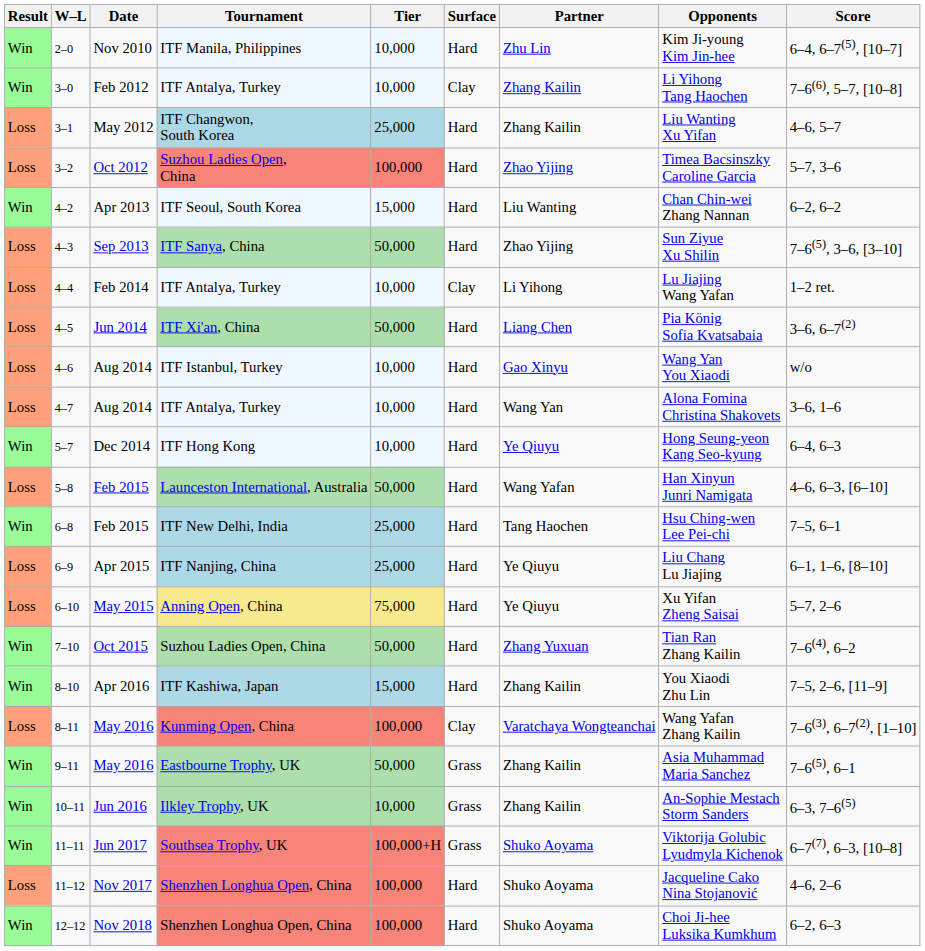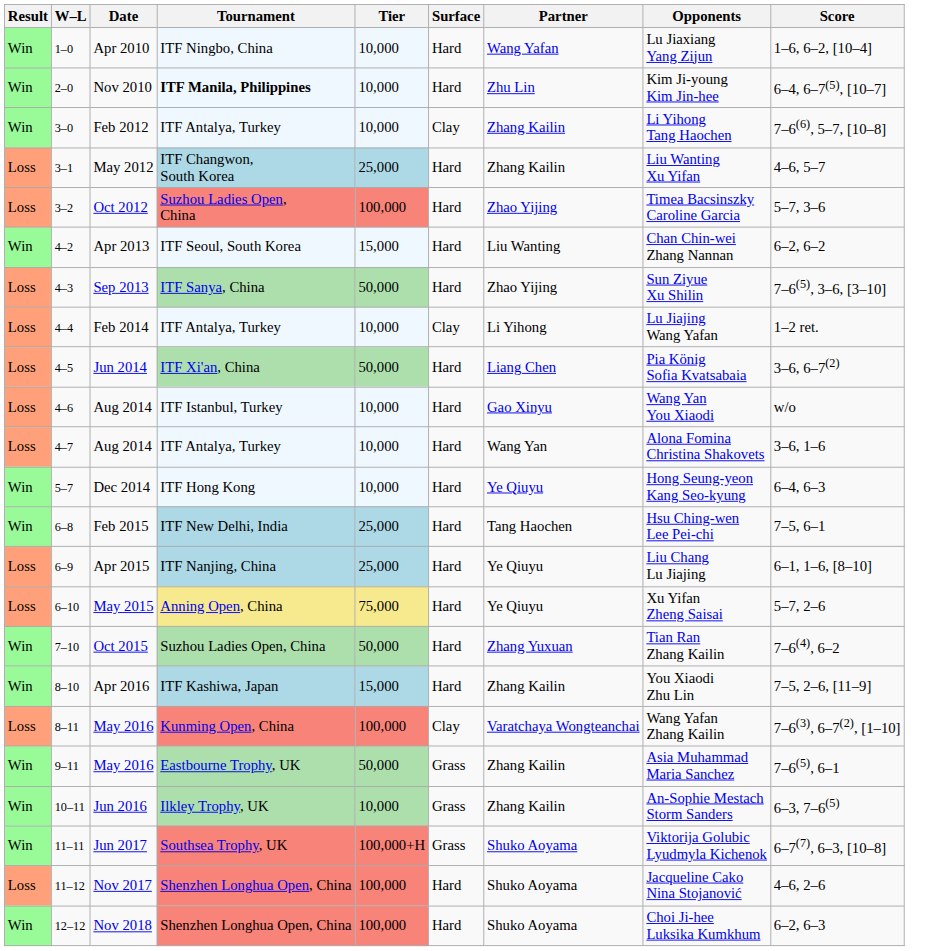+ row: (64, 48)
(231, 47) normal -> (235, 87) bold
- row: (64, 487)
